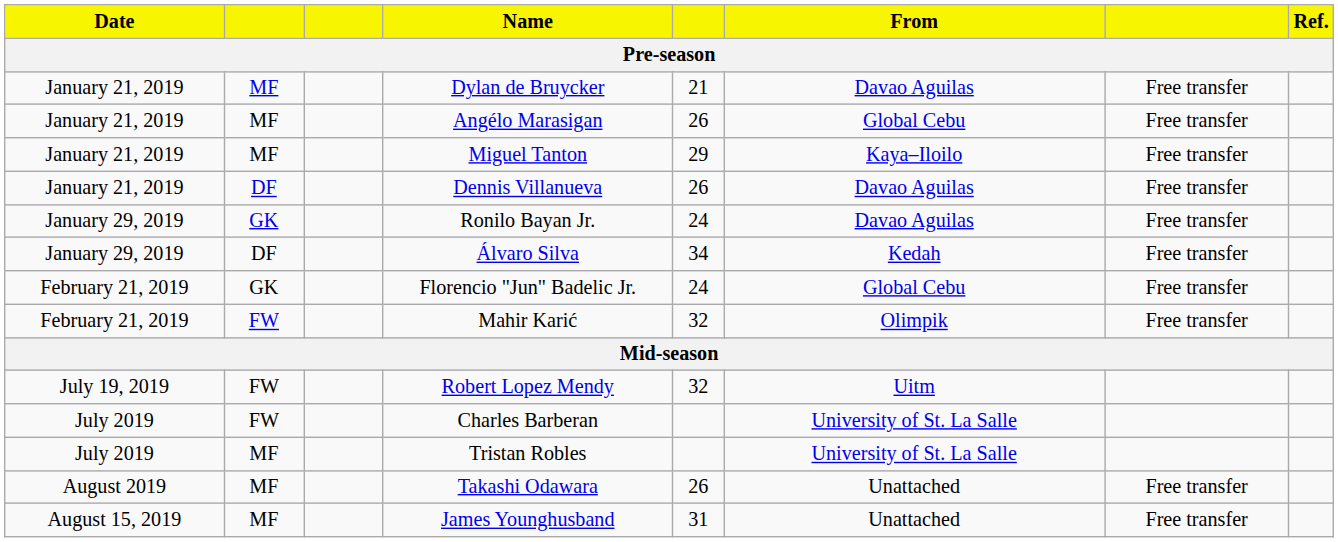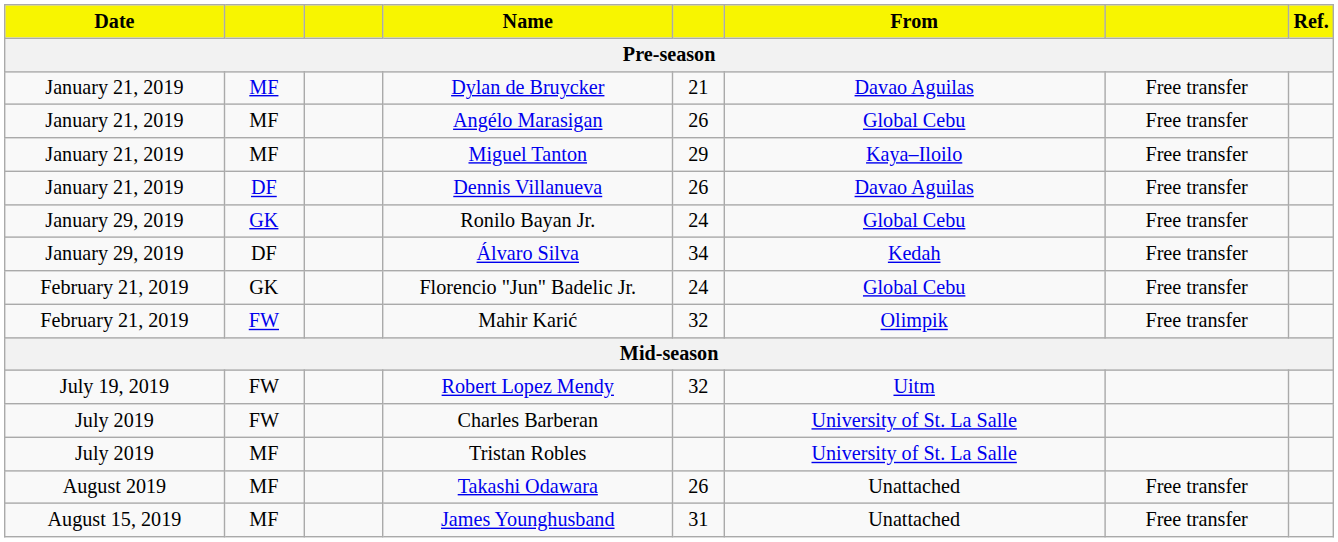(914, 221) Davao Aguilas -> (914, 221) Global Cebu
